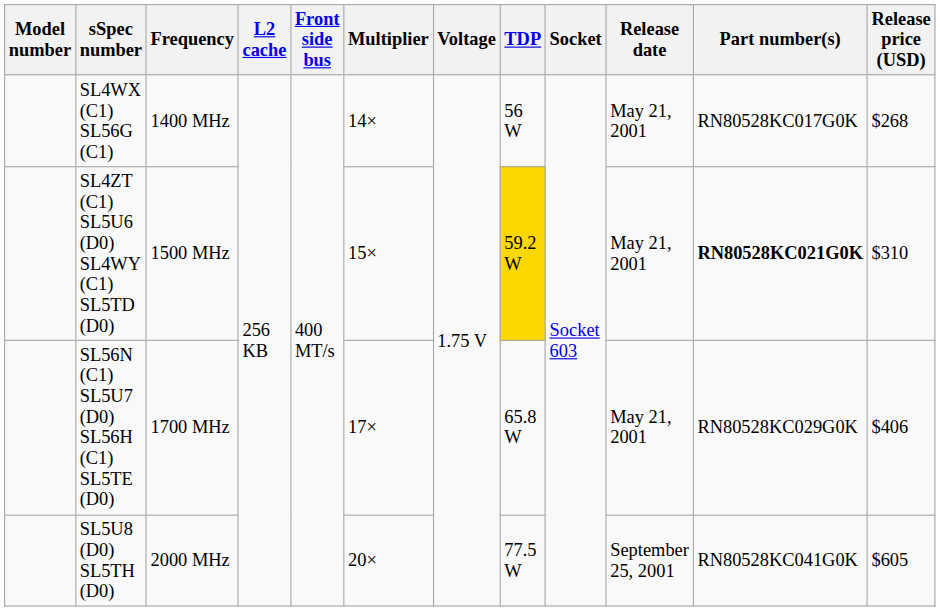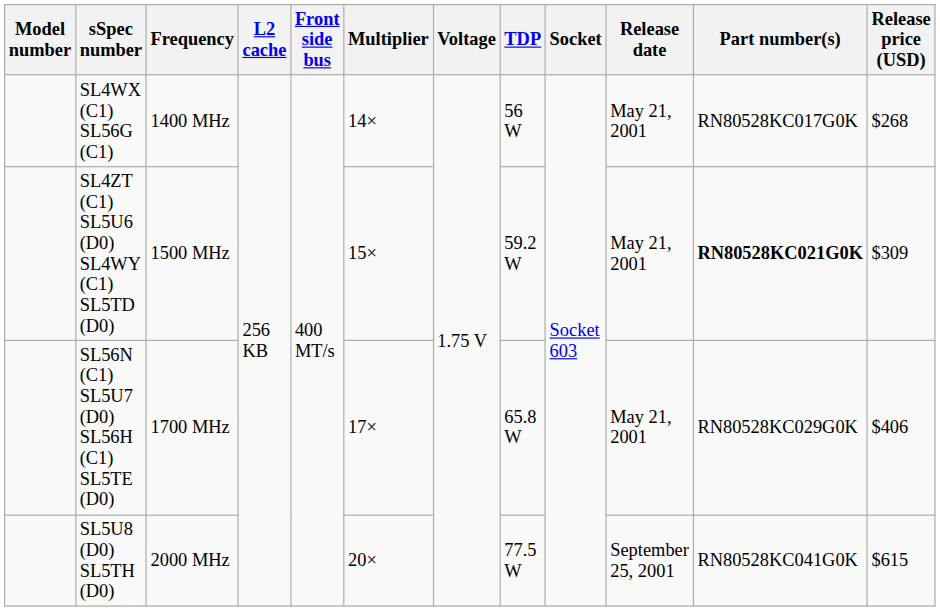(520, 253) gold background -> (520, 253) no background
(890, 253) $310 -> (890, 253) $309
(890, 560) $605 -> (890, 560) $615
